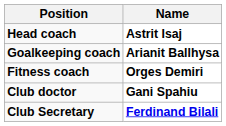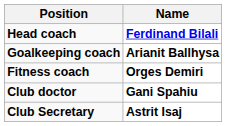(154, 33) Astrit Isaj -> (172, 33) Ferdinand Bilali
(172, 111) Ferdinand Bilali -> (154, 111) Astrit Isaj
